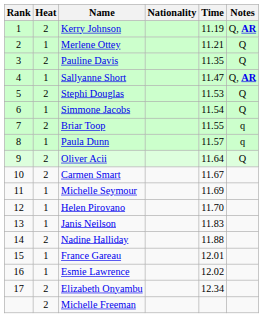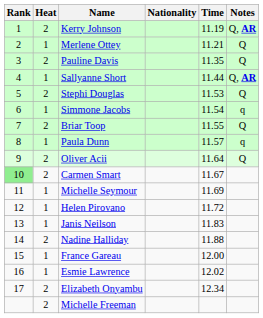(213, 77) 11.47 -> (213, 77) 11.44
(242, 110) Q -> (242, 110) q
(242, 126) q -> (242, 126) Q
(19, 175) no background -> (19, 175) lightgreen background
(213, 207) 11.70 -> (213, 207) 11.72
(213, 256) 12.01 -> (213, 256) 12.00
